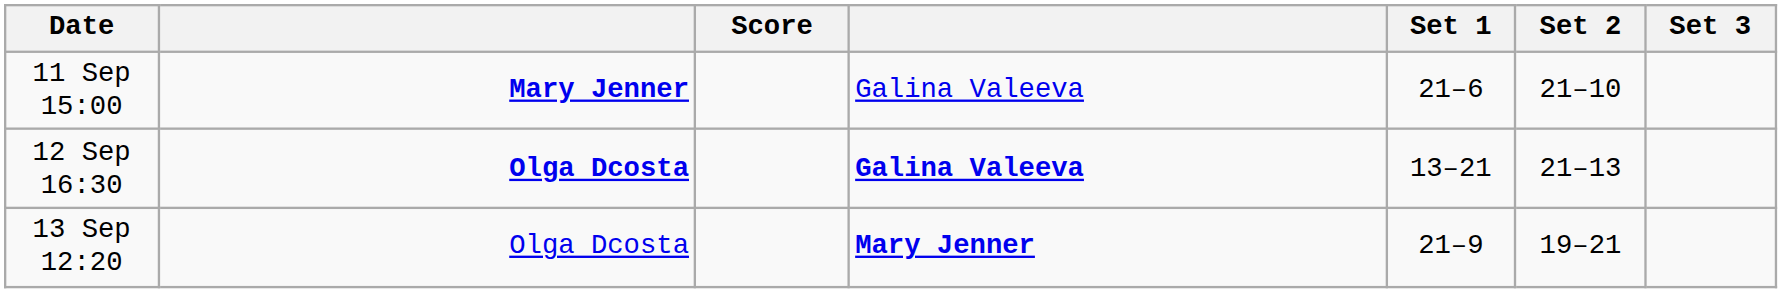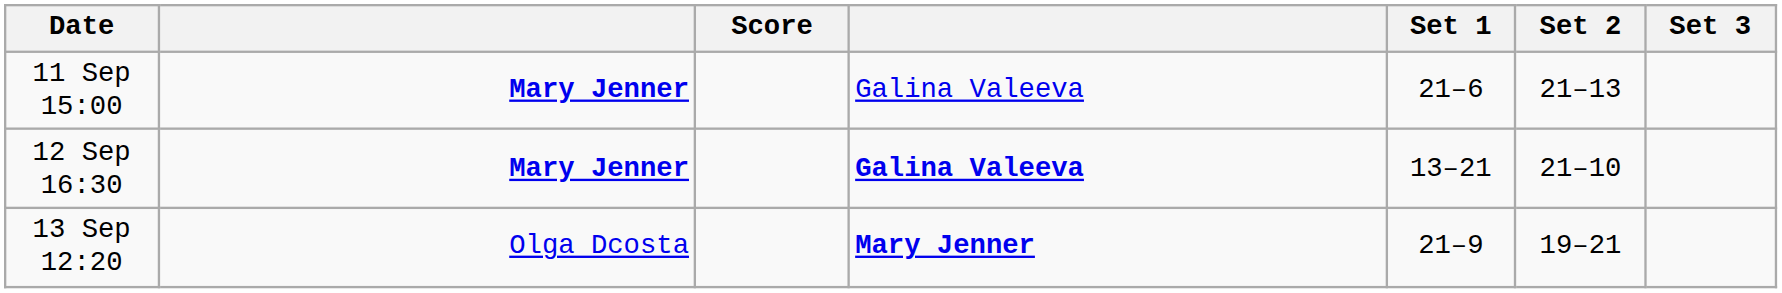(1580, 90) 21–10 -> (1580, 90) 21–13
(599, 168) Olga Dcosta -> (599, 168) Mary Jenner
(1580, 168) 21–13 -> (1580, 168) 21–10
